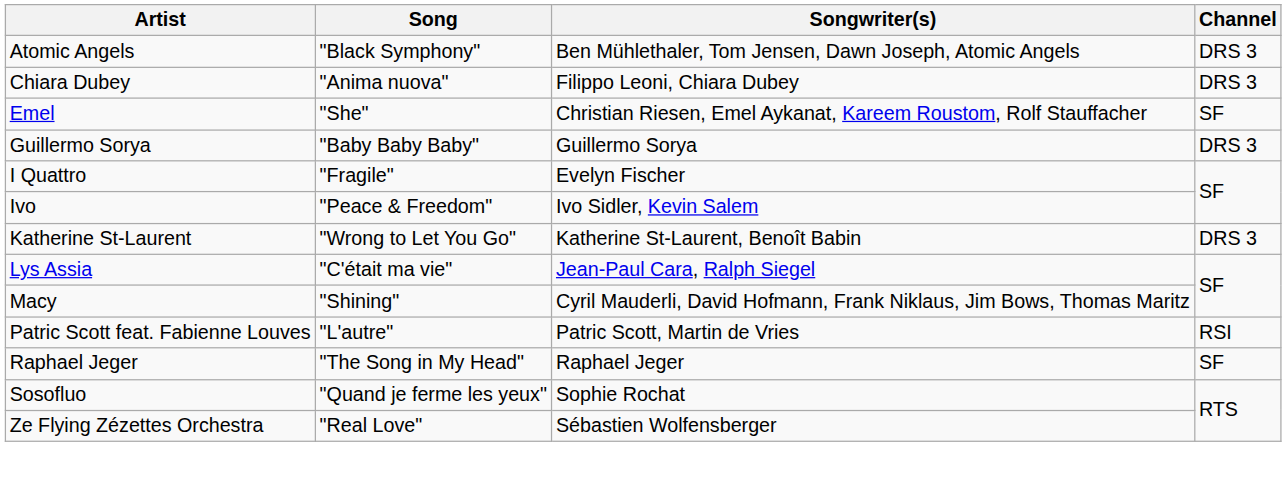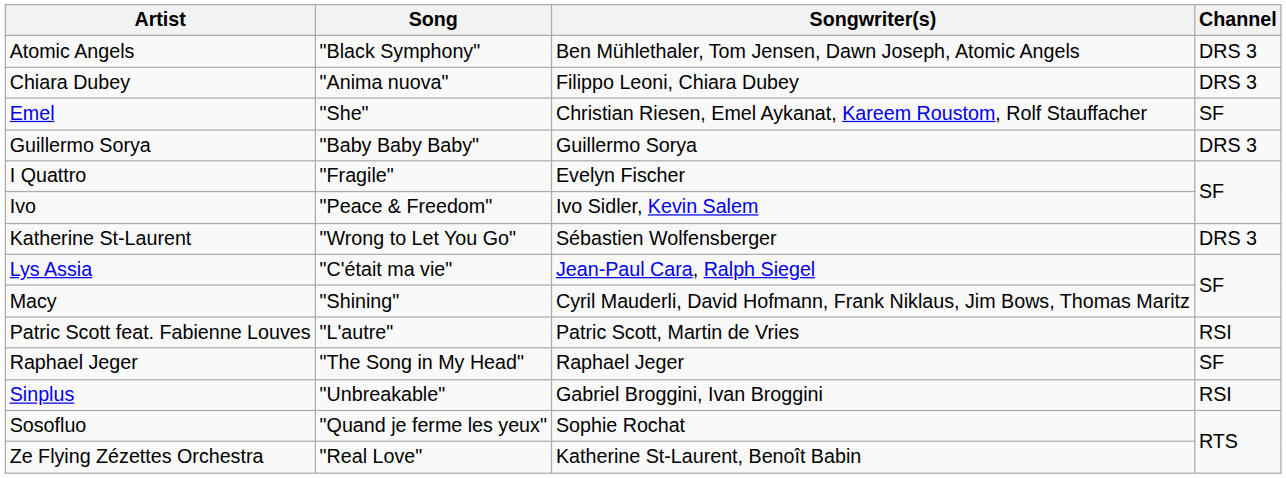(709, 238) Katherine St-Laurent, Benoît Babin -> (666, 238) Sébastien Wolfensberger
+ row: (42, 394)
(666, 425) Sébastien Wolfensberger -> (709, 457) Katherine St-Laurent, Benoît Babin
